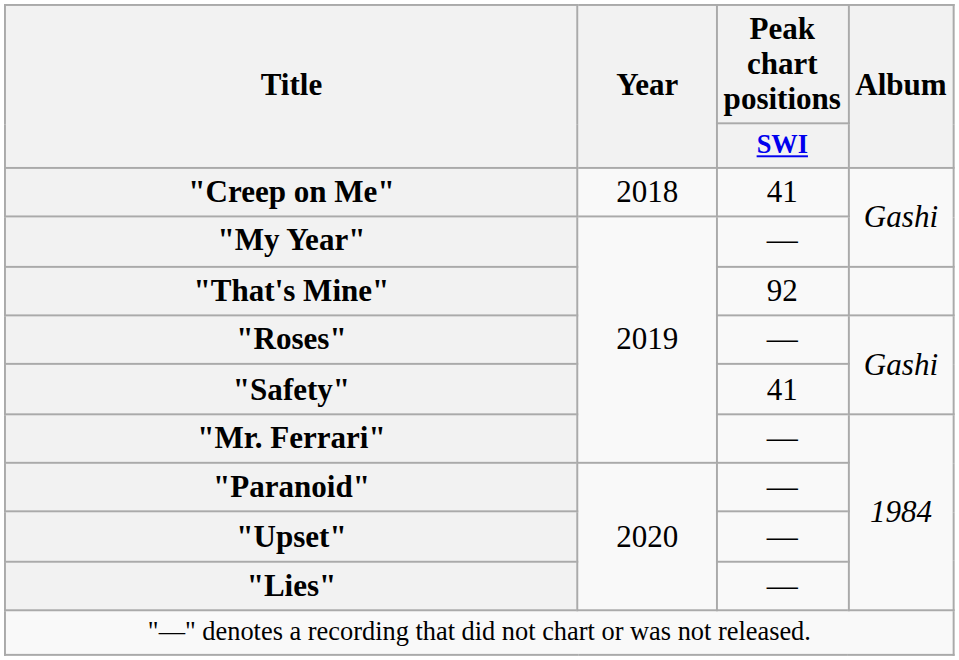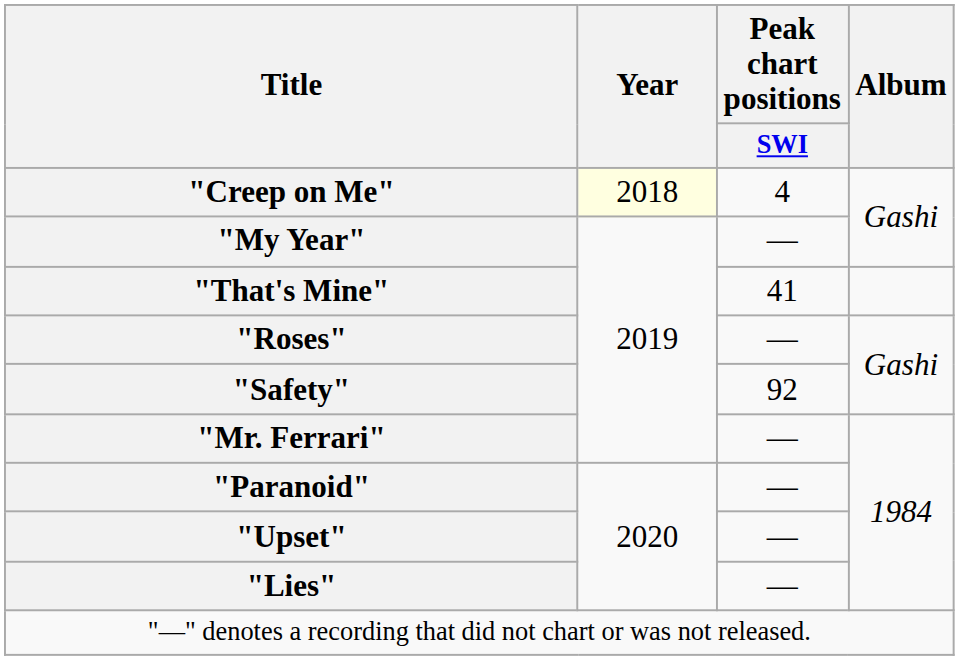(647, 191) no background -> (647, 191) lightyellow background
(782, 191) 41 -> (782, 191) 4
(782, 290) 92 -> (782, 290) 41
(782, 388) 41 -> (782, 388) 92
